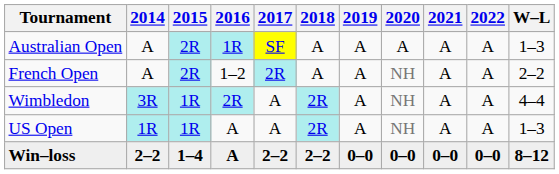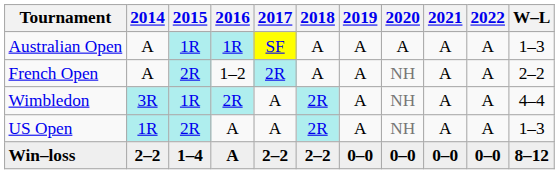(190, 45) 2R -> (190, 45) 1R
(190, 127) 1R -> (190, 127) 2R
